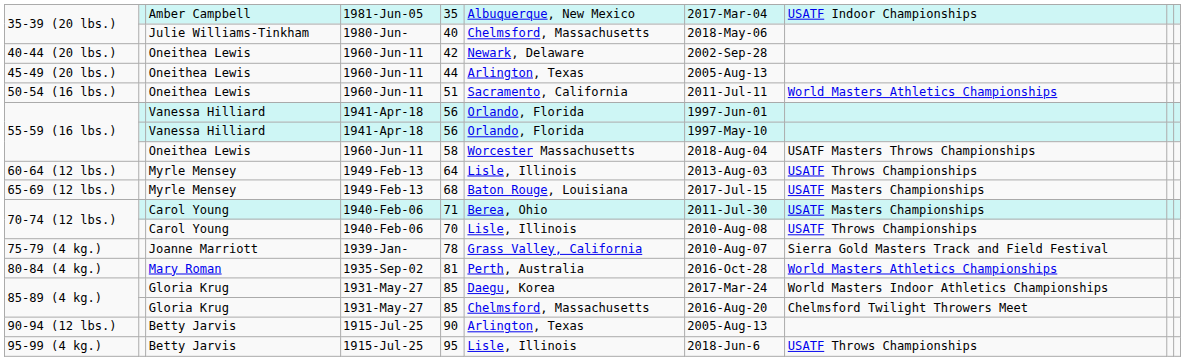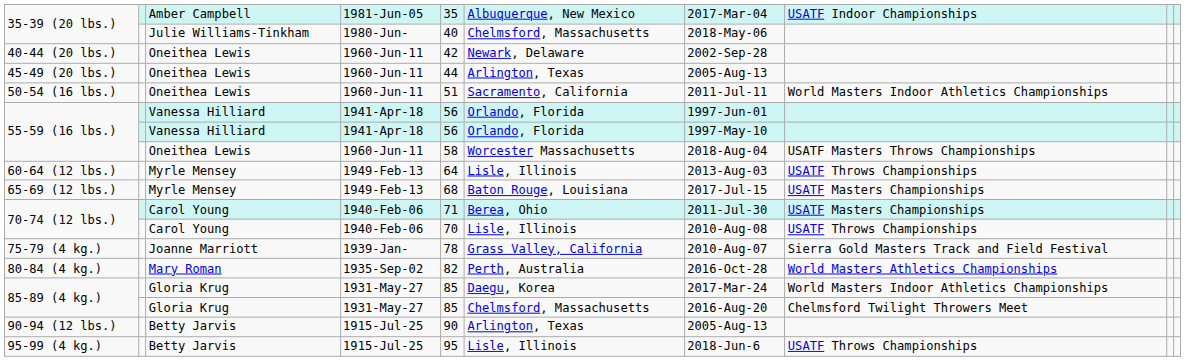(923, 93) World Masters Athletics Championships -> (948, 93) World Masters Indoor Athletics Championships
(451, 269) 81 -> (451, 269) 82
